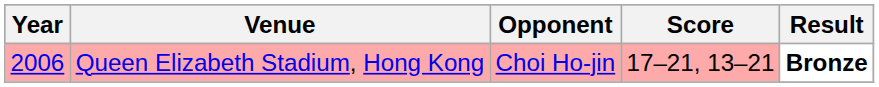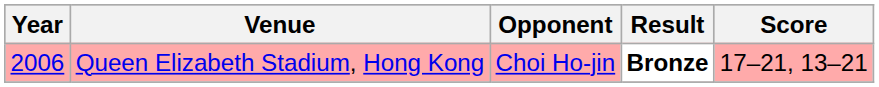columns swapped: (700, 24) <-> (827, 24)
